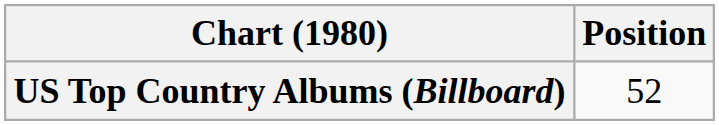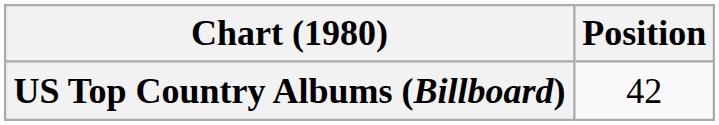(644, 90) 52 -> (644, 90) 42
